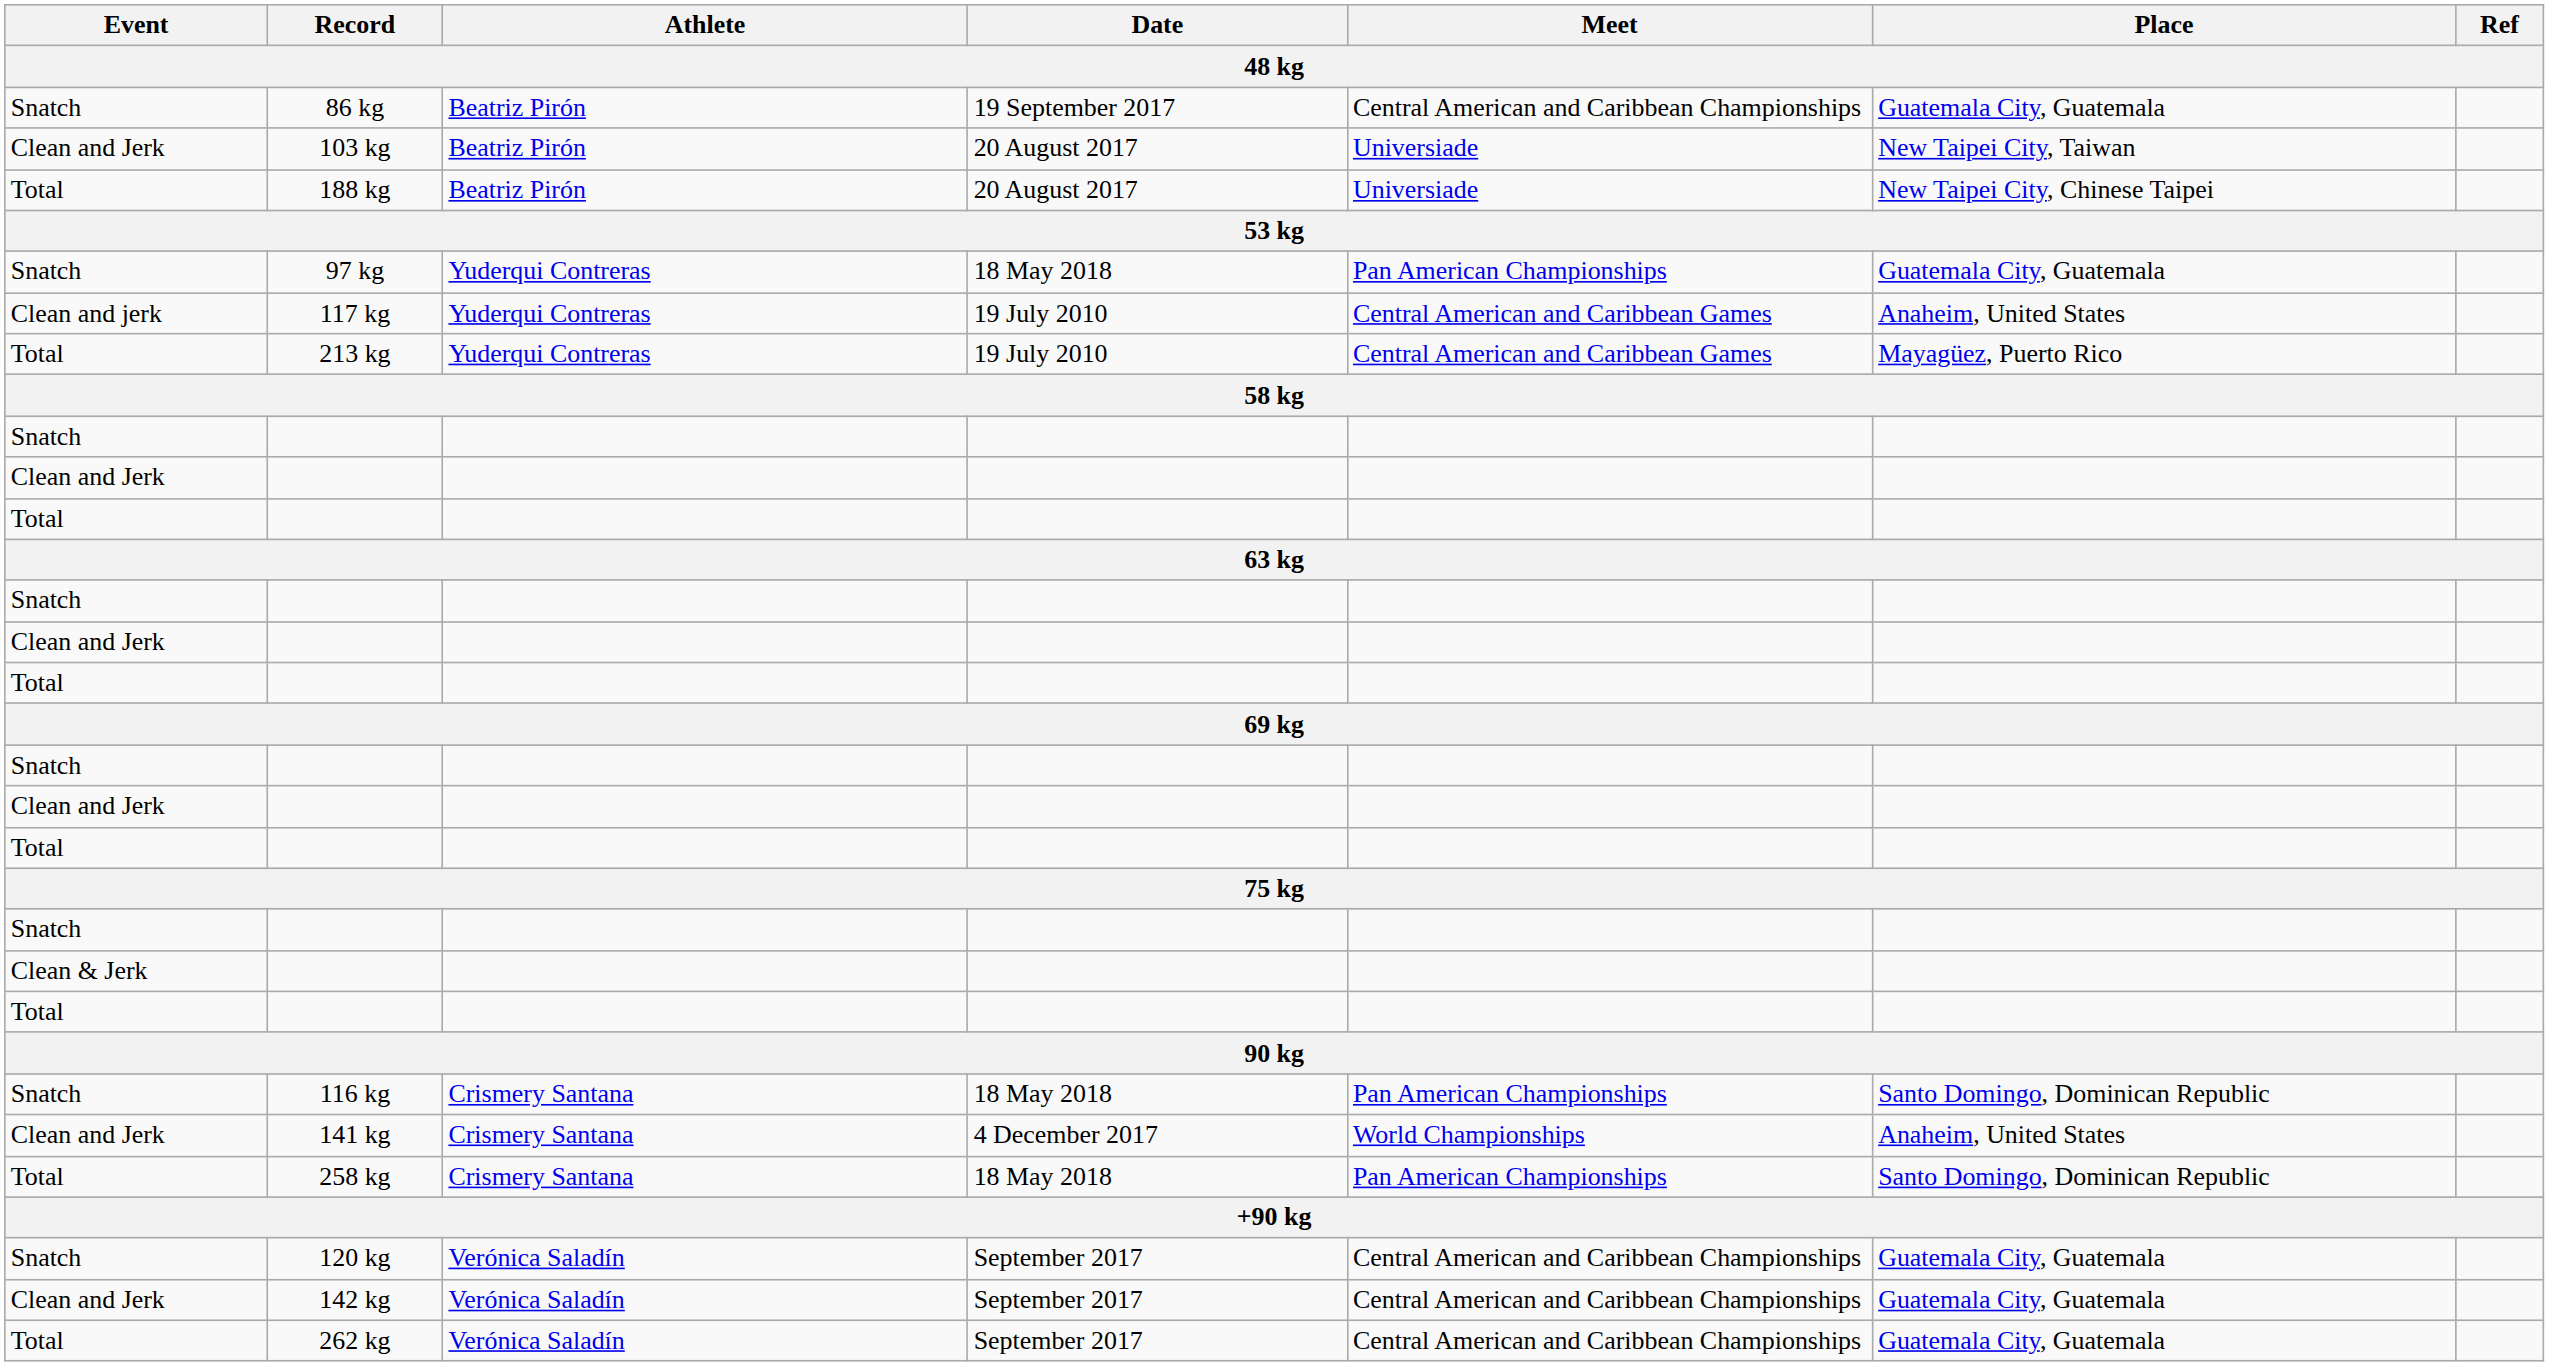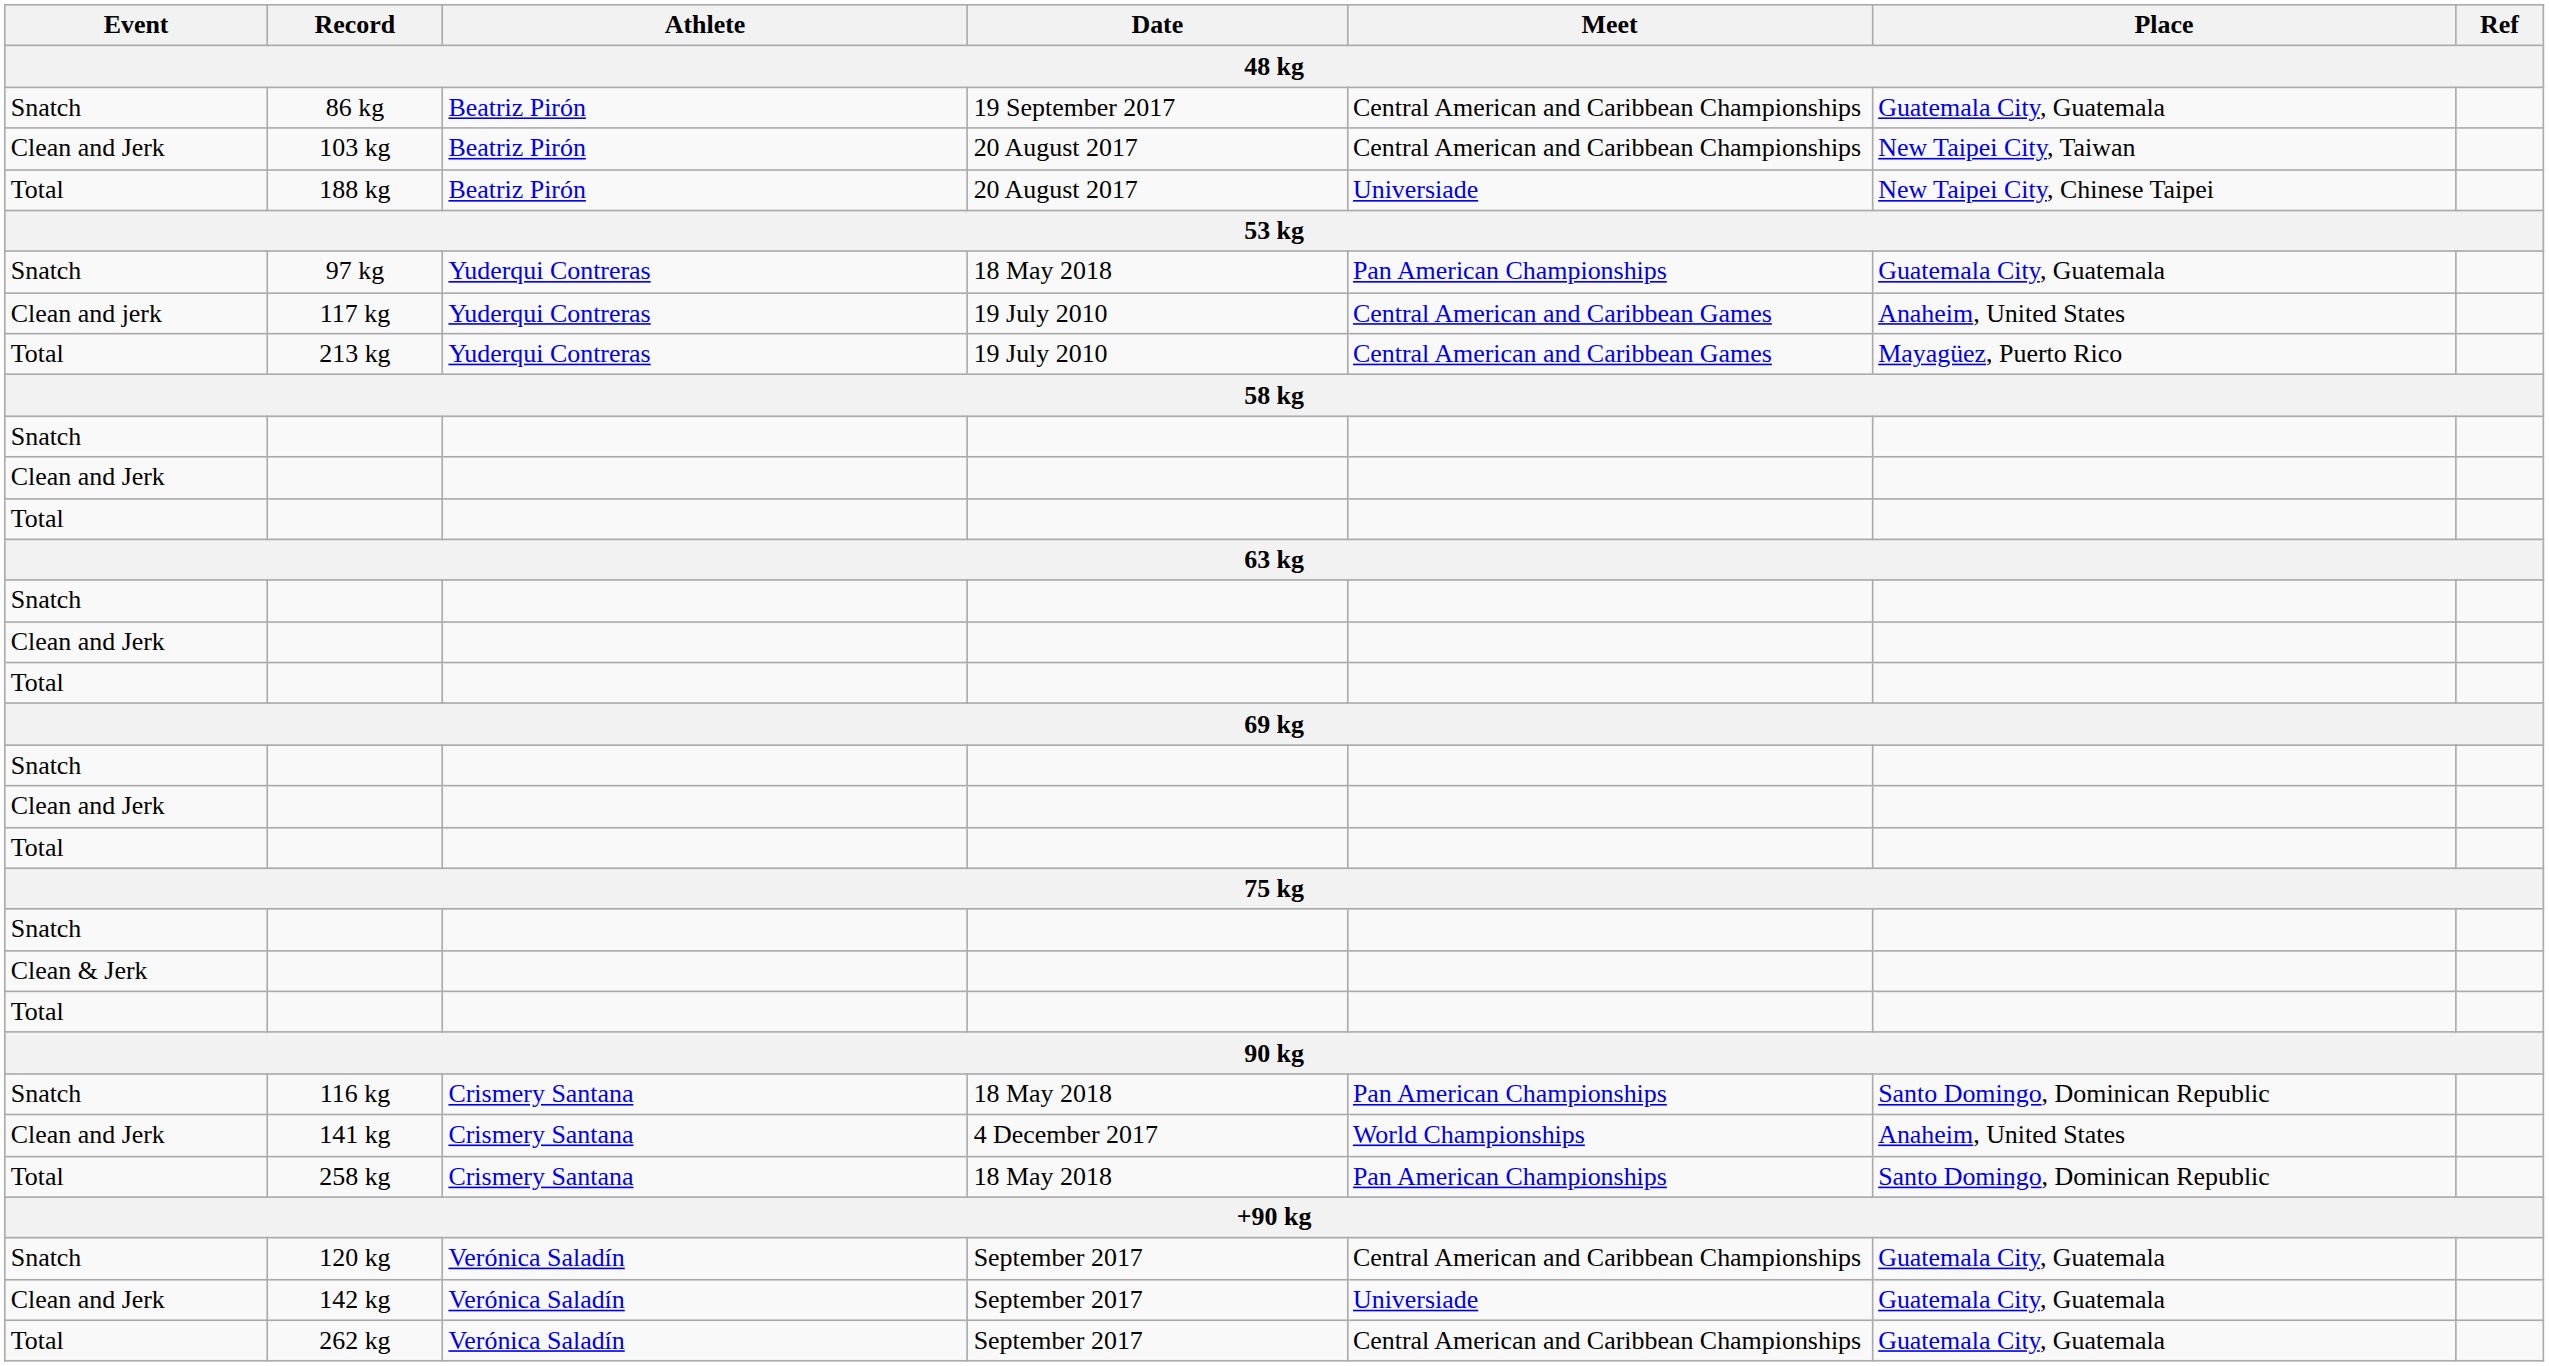(1416, 148) Universiade -> (1607, 148) Central American and Caribbean Championships
(1607, 1299) Central American and Caribbean Championships -> (1416, 1299) Universiade
